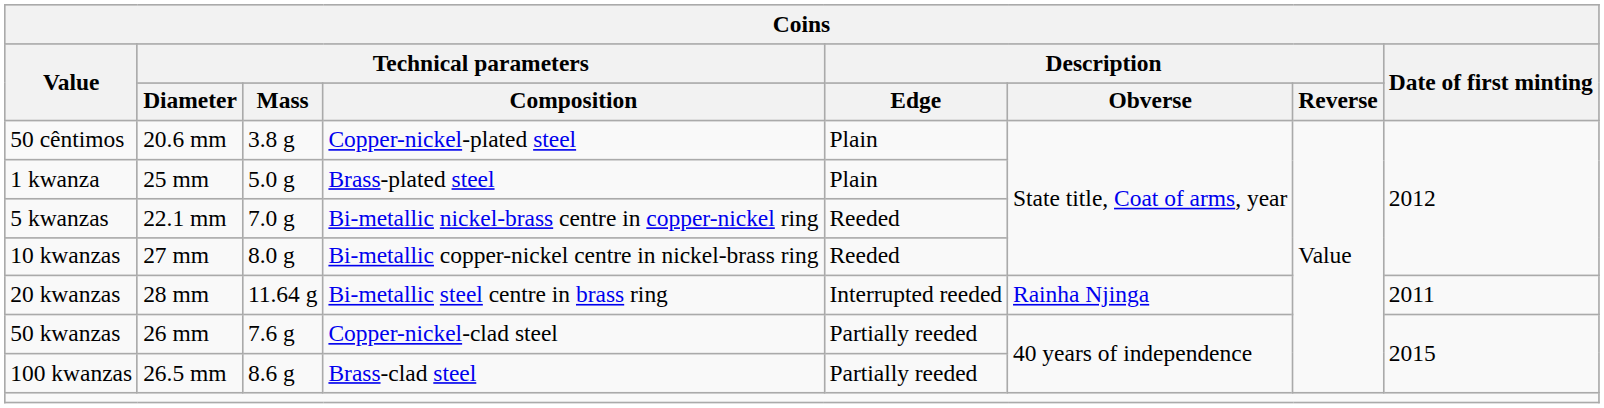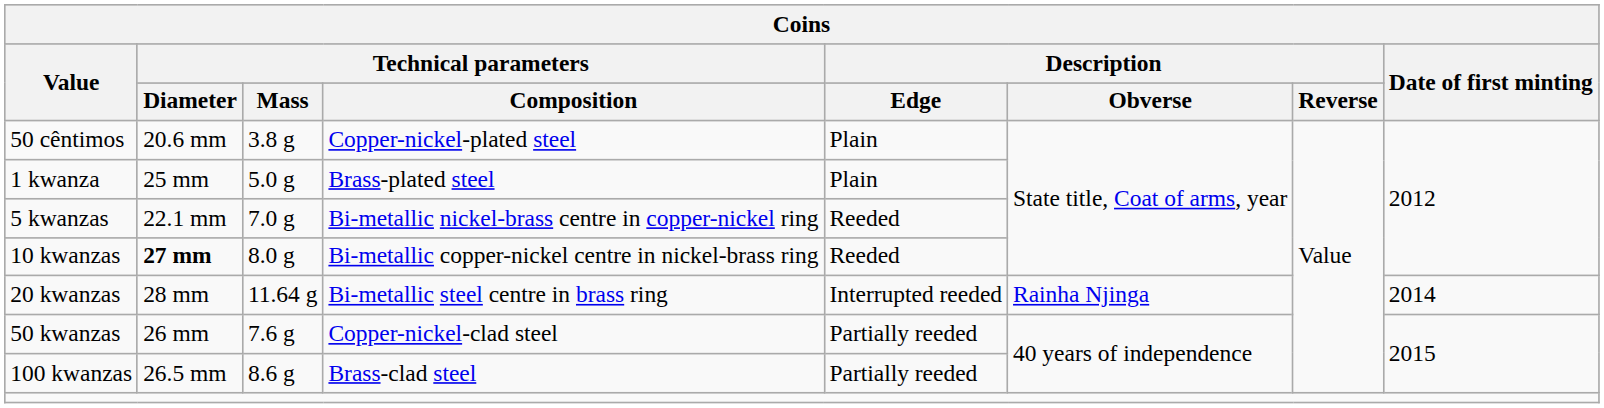(176, 256) normal -> (177, 256) bold
(1412, 295) 2011 -> (1412, 295) 2014
